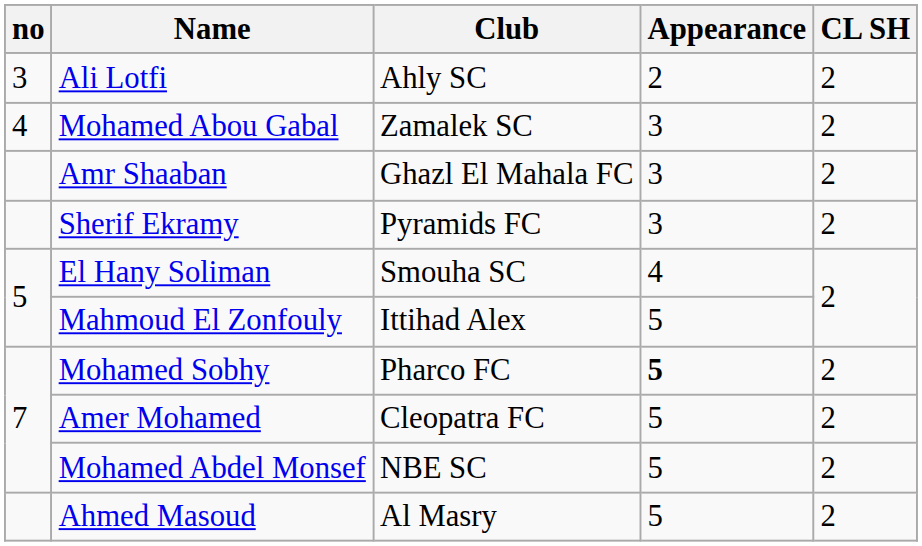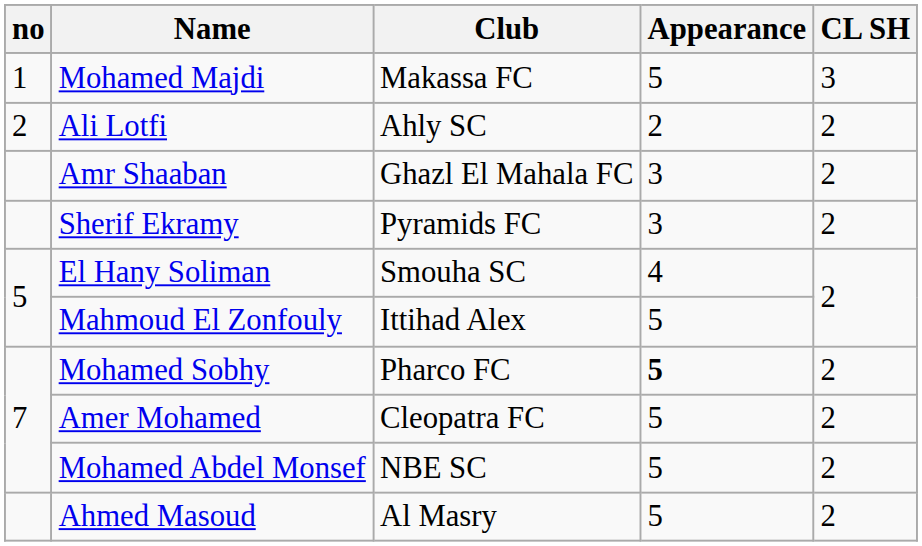+ row: (161, 77)
(20, 77) 3 -> (20, 126) 2
- row: (199, 126)
